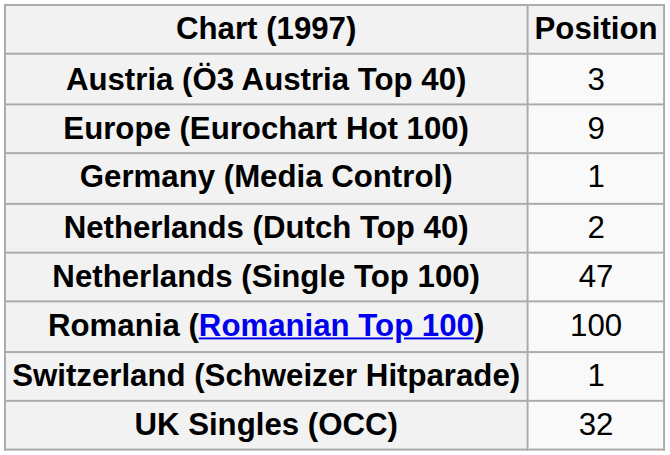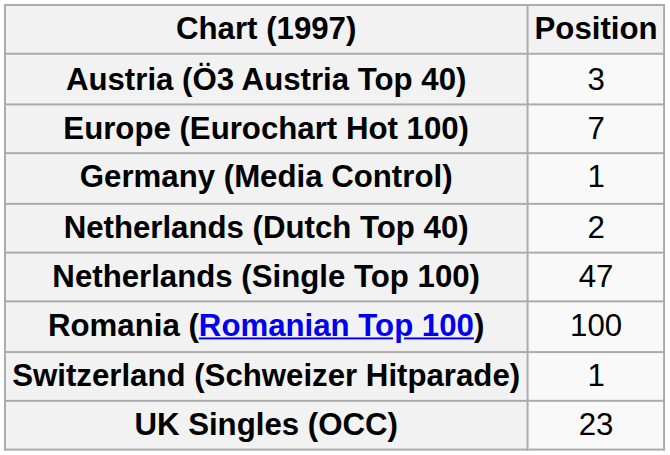(596, 128) 9 -> (596, 128) 7
(596, 425) 32 -> (596, 425) 23
